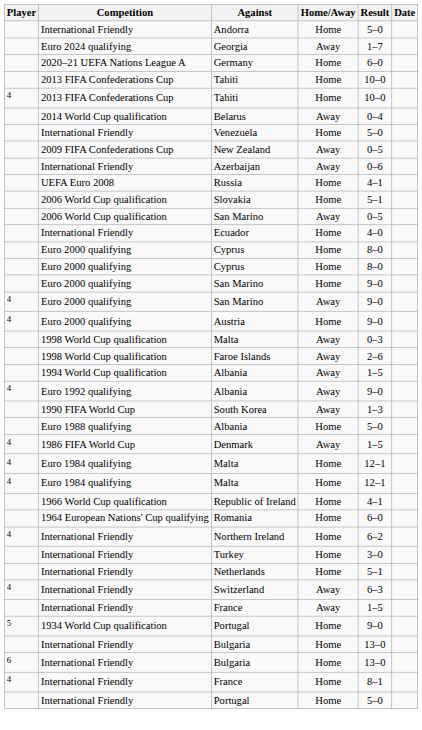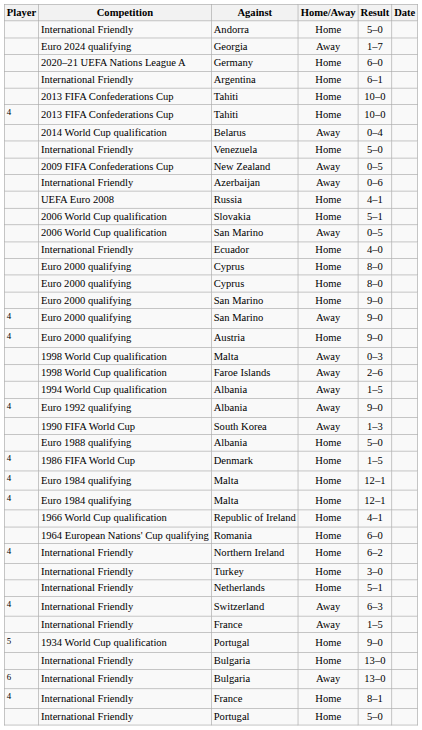+ row: (21, 80)
(328, 444) Away -> (328, 461) Home
(328, 662) Home -> (328, 679) Away
